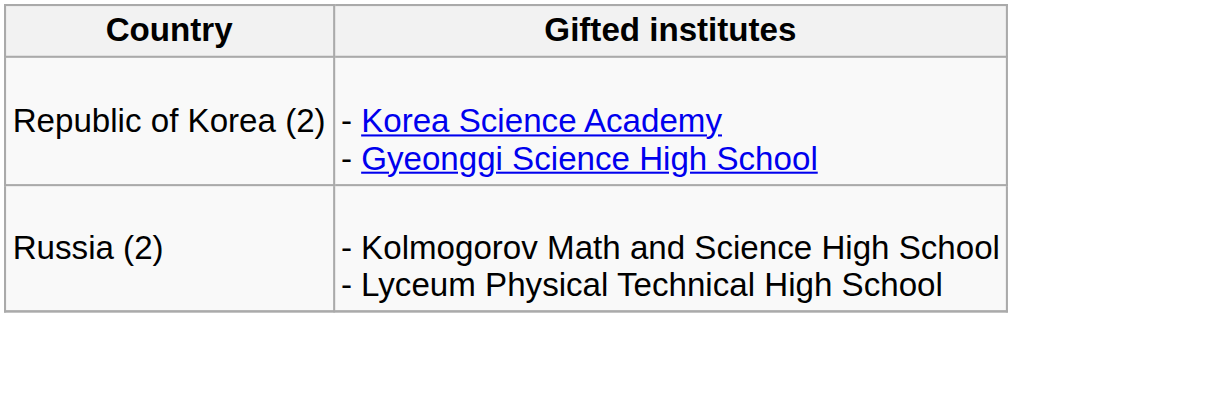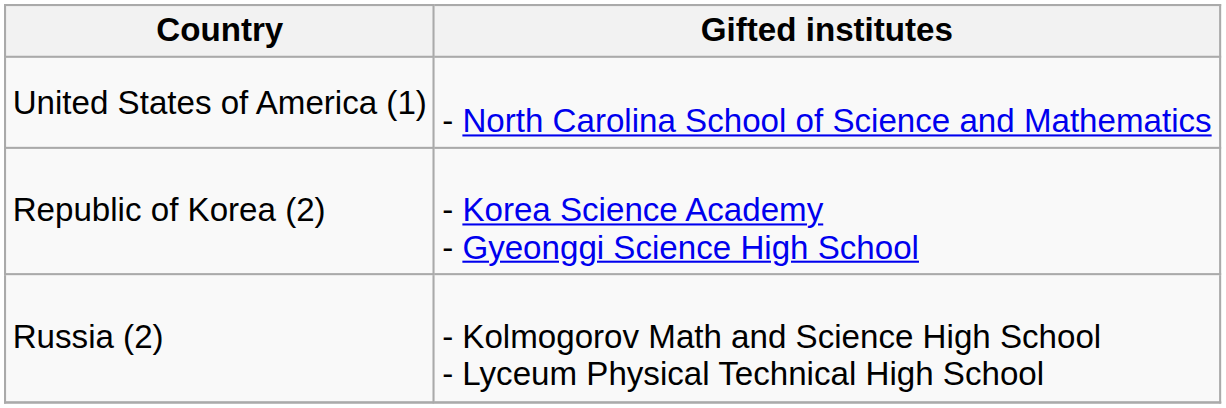+ row: (220, 101)
